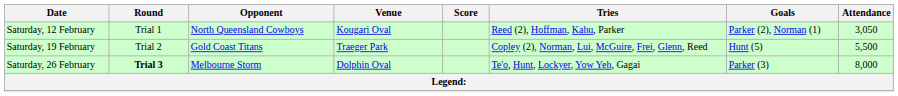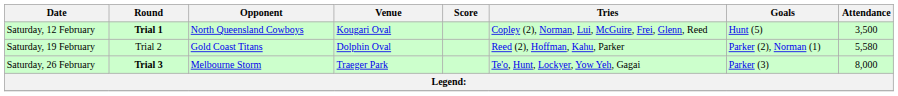(149, 30) normal -> (149, 30) bold
(558, 30) Reed (2), Hoffman, Kahu, Parker -> (599, 30) Copley (2), Norman, Lui, McGuire, Frei, Glenn, Reed
(775, 30) Parker (2), Norman (1) -> (746, 30) Hunt (5)
(866, 30) 3,050 -> (866, 30) 3,500
(362, 47) Traeger Park -> (364, 47) Dolphin Oval
(599, 47) Copley (2), Norman, Lui, McGuire, Frei, Glenn, Reed -> (558, 47) Reed (2), Hoffman, Kahu, Parker
(746, 47) Hunt (5) -> (775, 47) Parker (2), Norman (1)
(866, 47) 5,500 -> (866, 47) 5,580
(364, 64) Dolphin Oval -> (362, 64) Traeger Park
